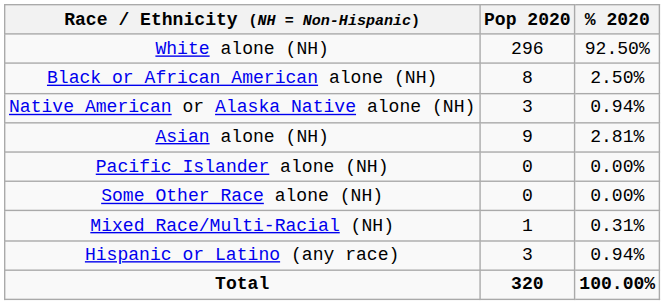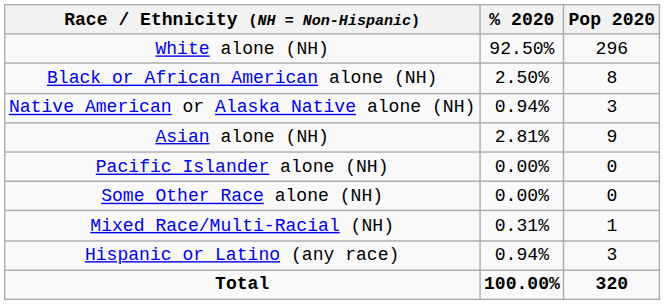columns swapped: (527, 19) <-> (617, 19)
